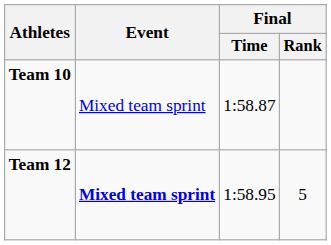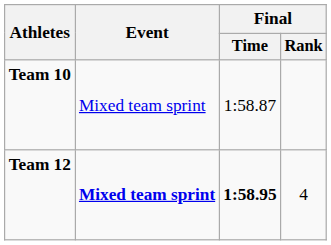(249, 194) normal -> (250, 194) bold
(303, 194) 5 -> (304, 194) 4
